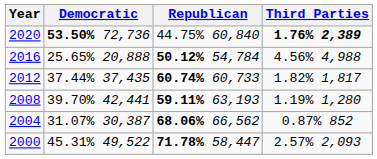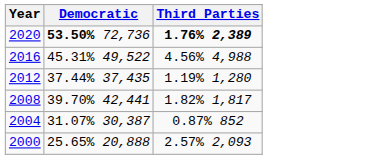- column: (208, 16)
(99, 58) 25.65% 20,888 -> (99, 58) 45.31% 49,522
(317, 80) 1.82% 1,817 -> (208, 80) 1.19% 1,280
(317, 101) 1.19% 1,280 -> (208, 101) 1.82% 1,817
(99, 144) 45.31% 49,522 -> (99, 144) 25.65% 20,888
